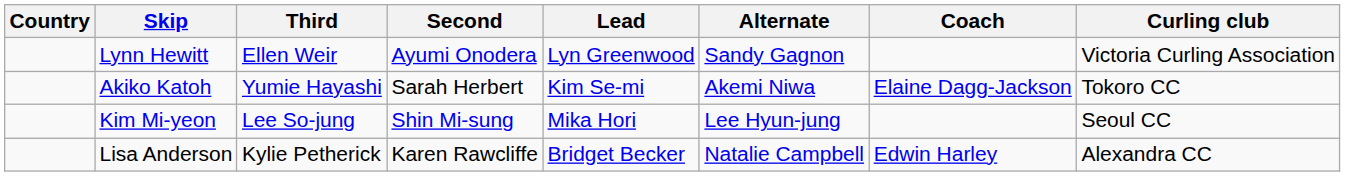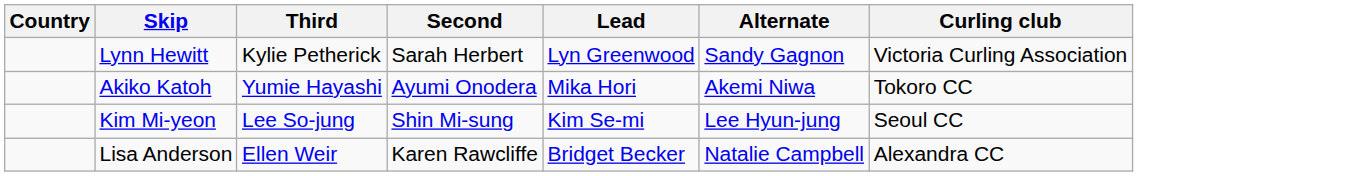- column: (973, 21)
(290, 54) Ellen Weir -> (311, 54) Kylie Petherick
(464, 54) Ayumi Onodera -> (457, 54) Sarah Herbert
(457, 87) Sarah Herbert -> (464, 87) Ayumi Onodera
(596, 87) Kim Se-mi -> (592, 87) Mika Hori
(592, 120) Mika Hori -> (596, 120) Kim Se-mi
(311, 154) Kylie Petherick -> (290, 154) Ellen Weir
